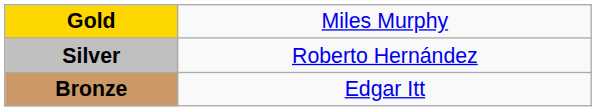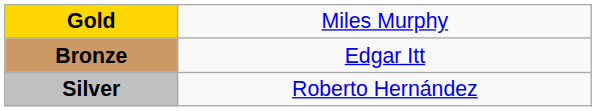rows swapped: (91, 55) <-> (91, 88)
